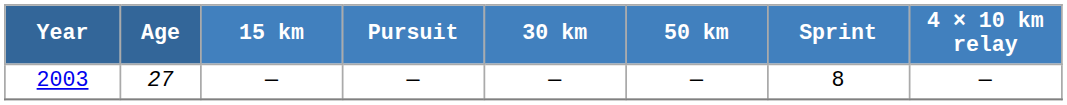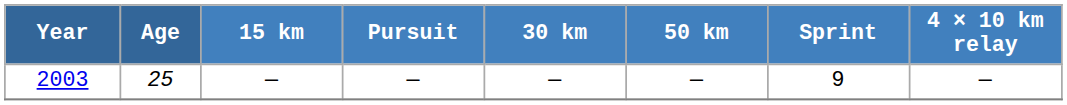(160, 82) 27 -> (160, 82) 25
(838, 82) 8 -> (838, 82) 9
